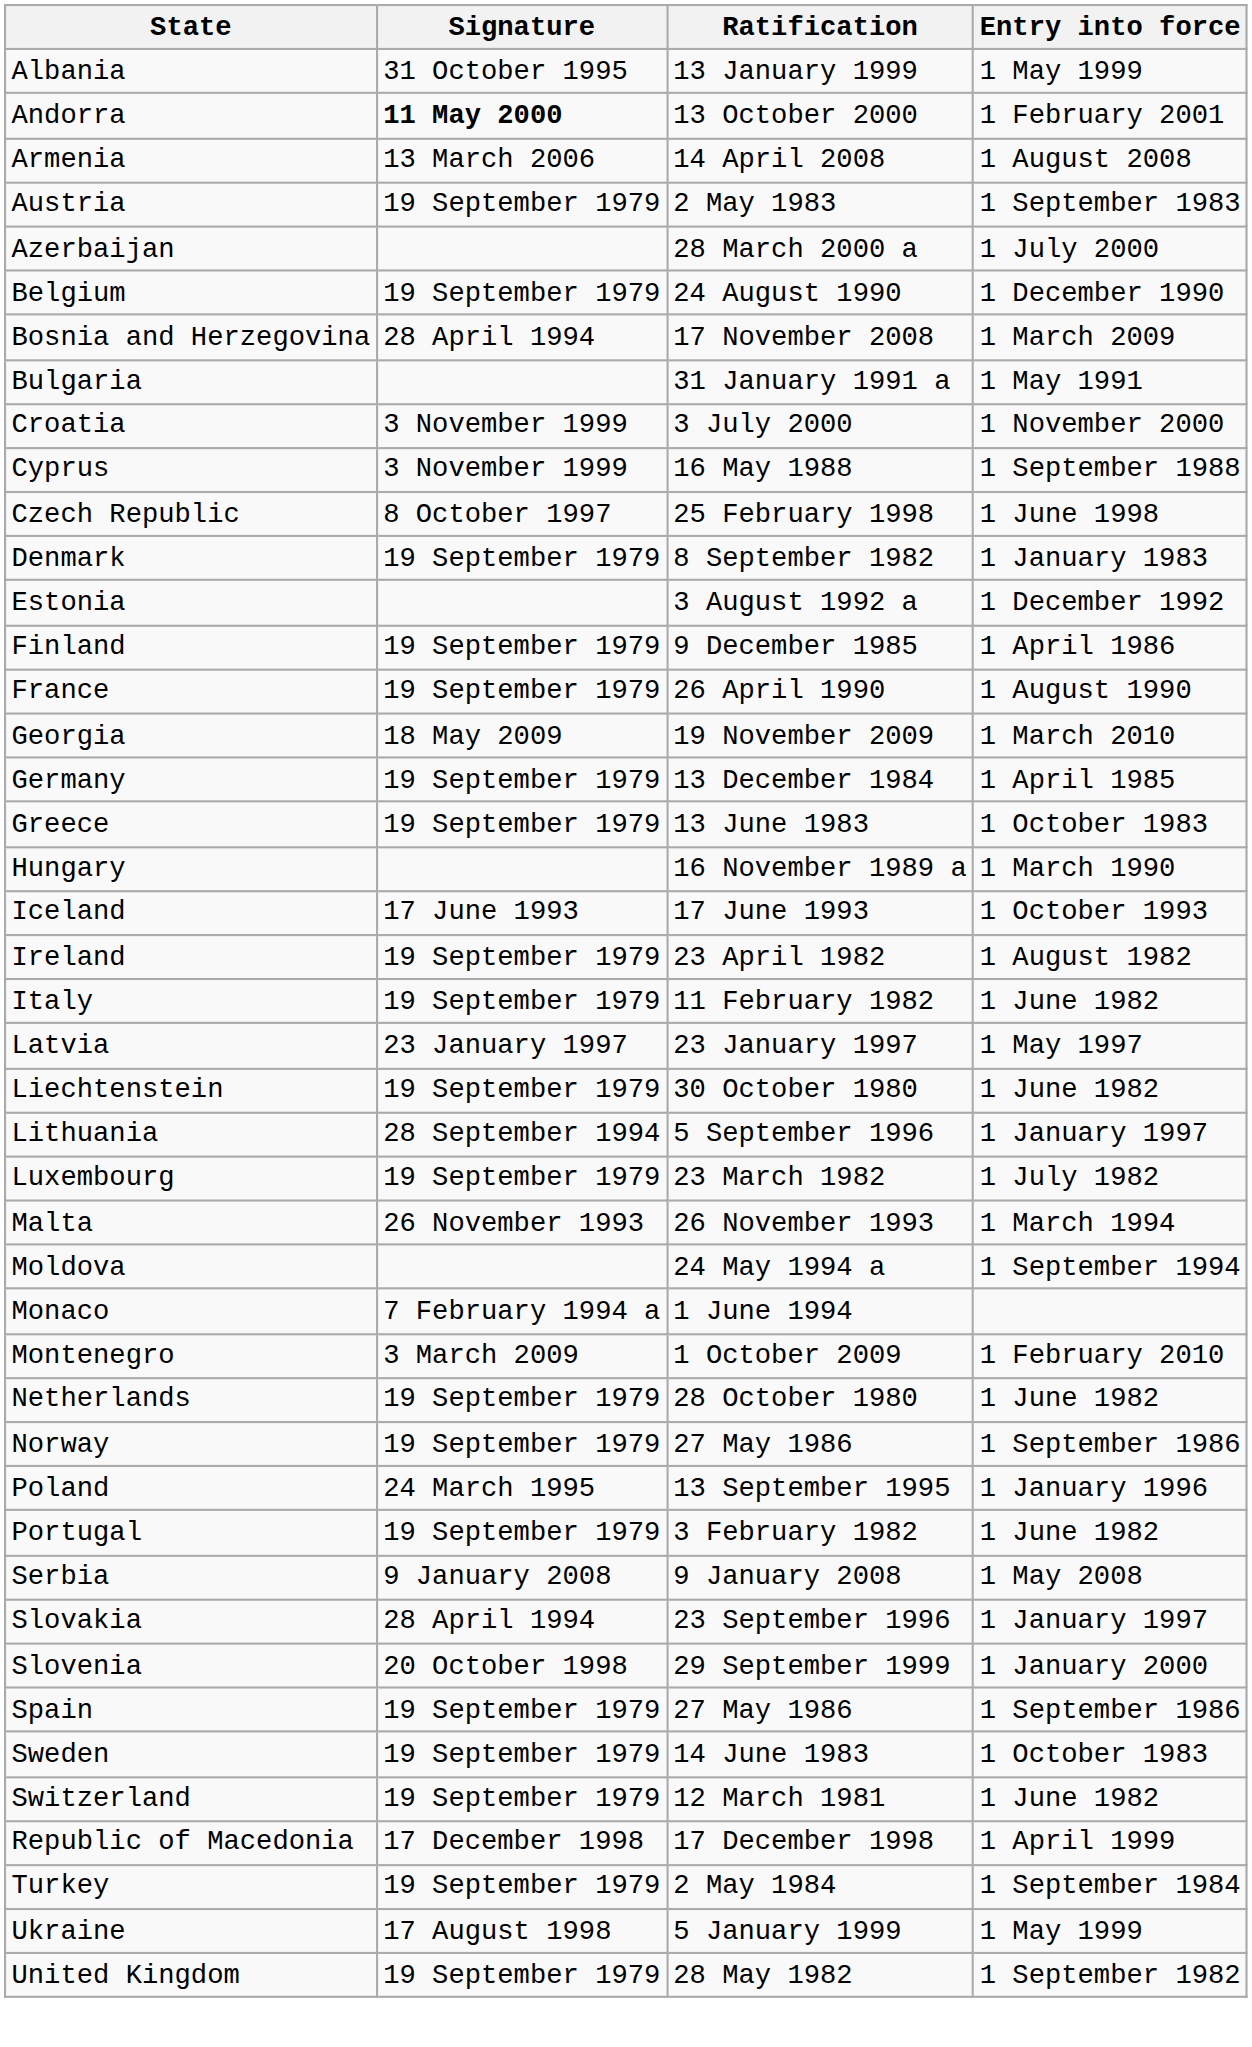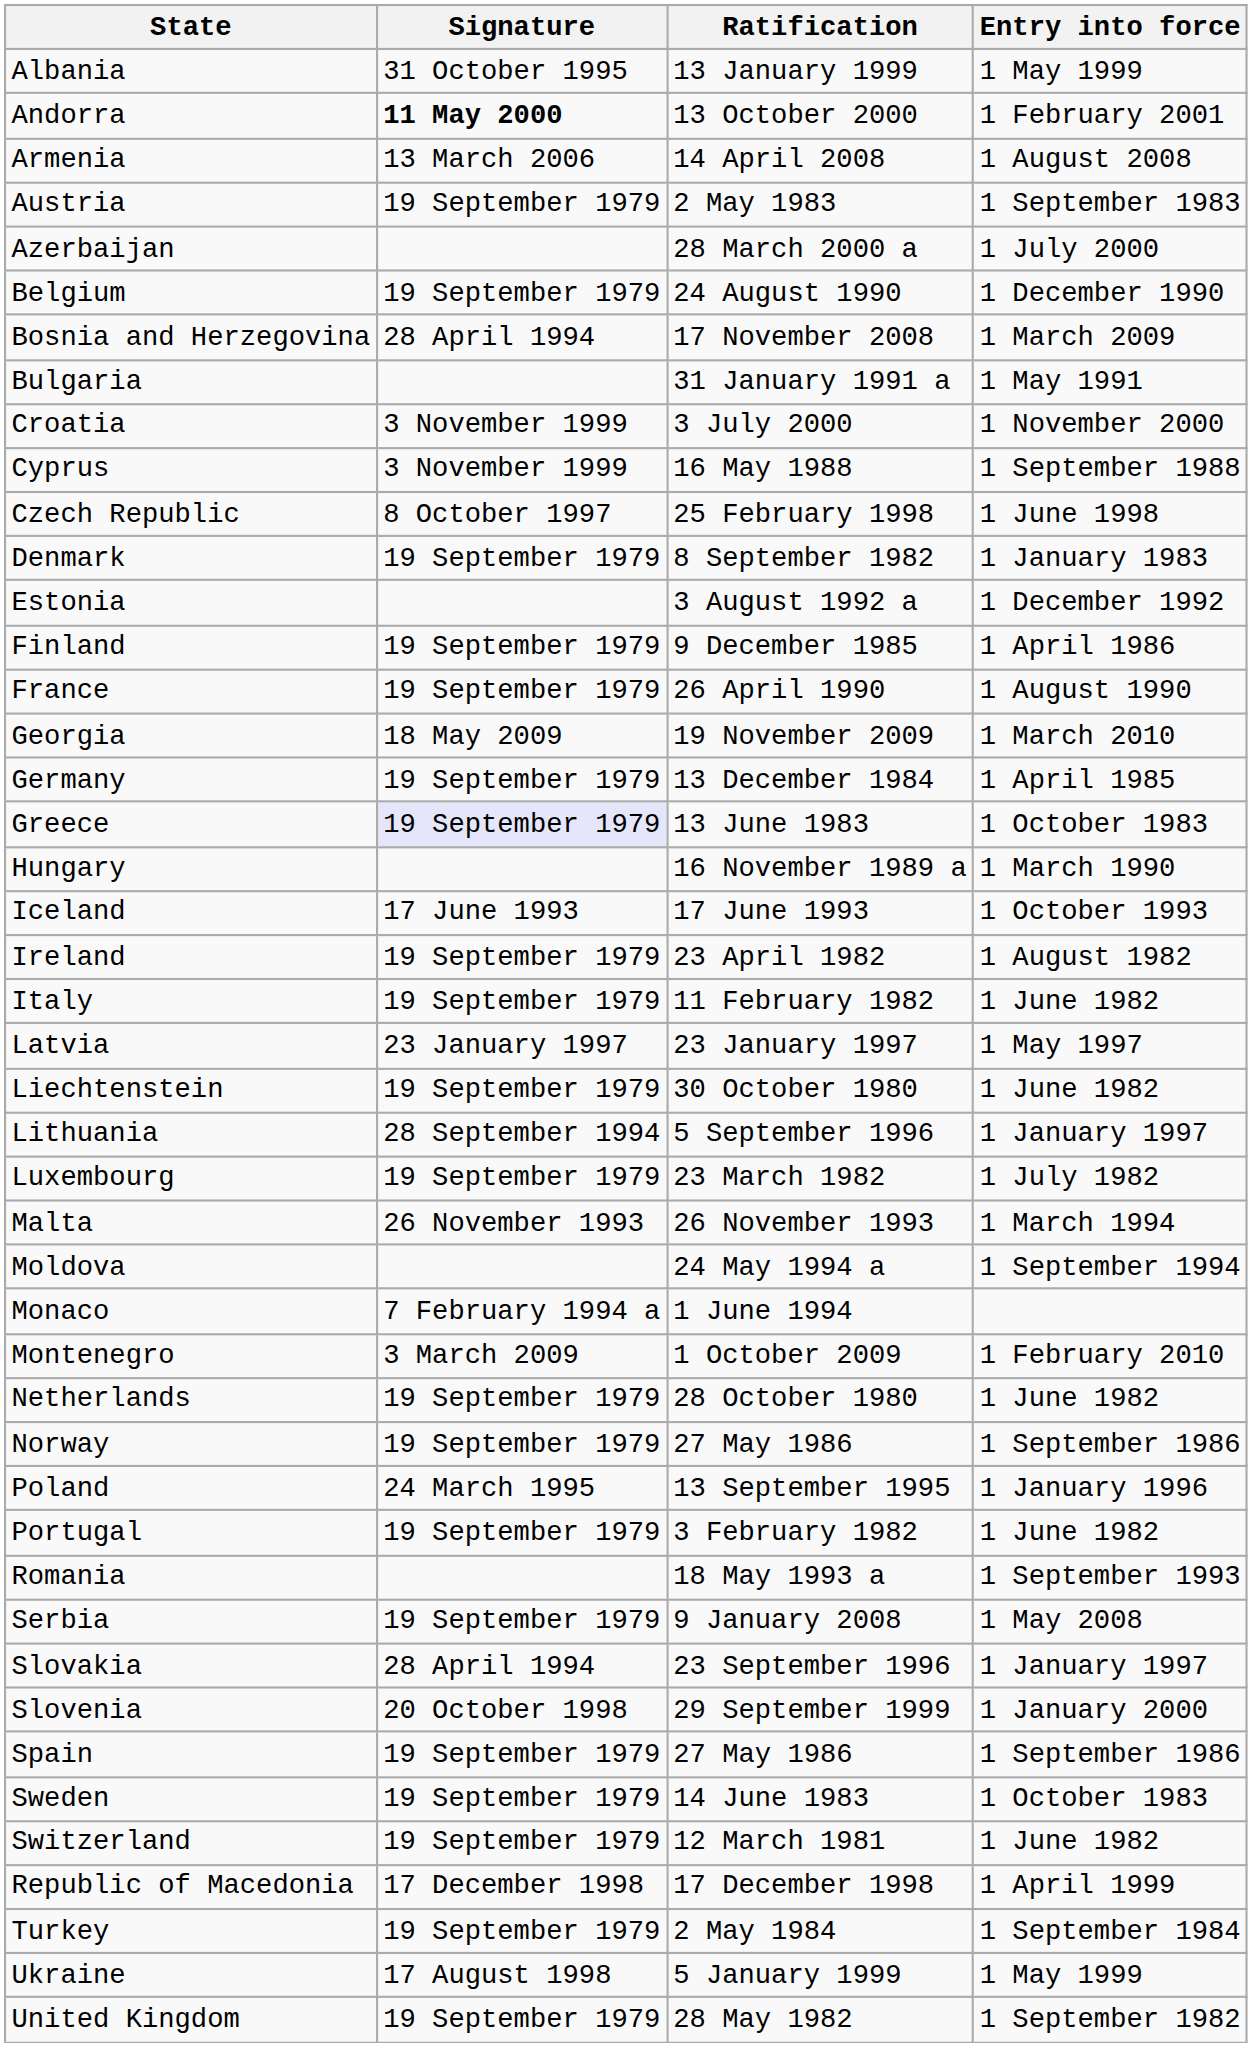(522, 824) no background -> (522, 824) lavender background
+ row: (69, 1577)
(497, 1577) 9 January 2008 -> (522, 1621) 19 September 1979
